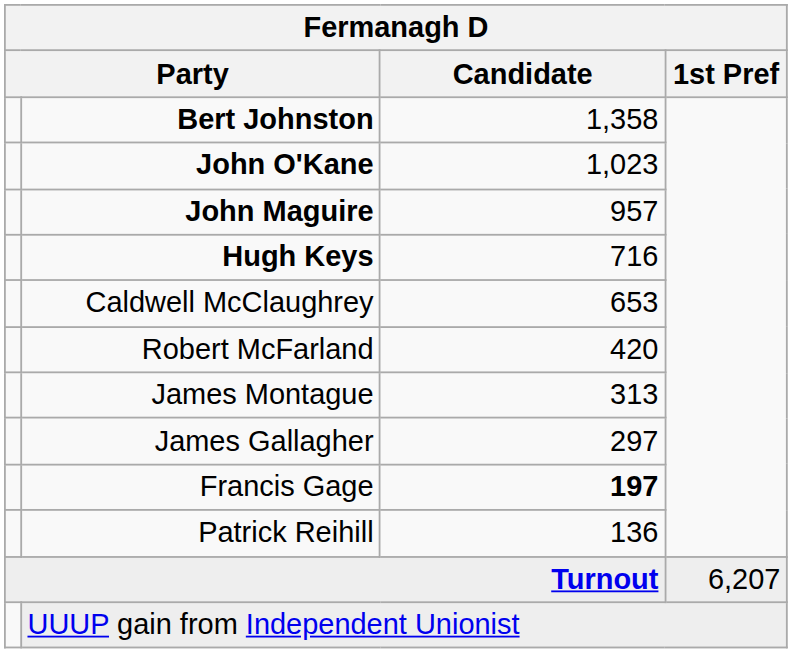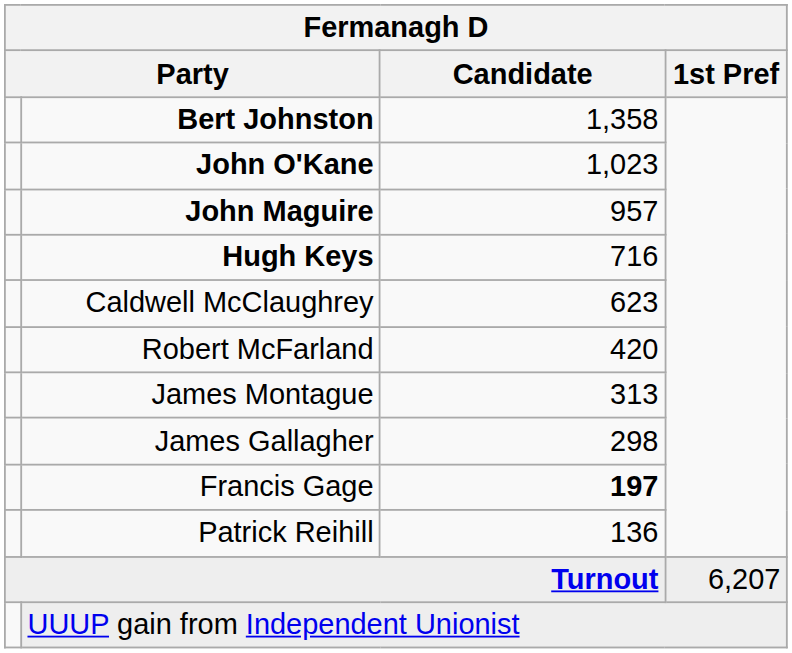(634, 303) 653 -> (634, 303) 623
(634, 440) 297 -> (634, 440) 298
